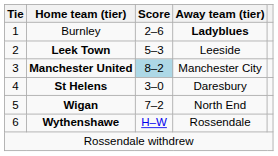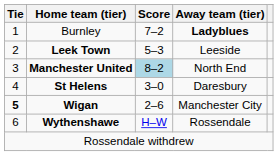(154, 31) 2–6 -> (154, 31) 7–2
(220, 68) Manchester City -> (220, 68) North End
(15, 104) normal -> (15, 104) bold
(154, 104) 7–2 -> (154, 104) 2–6
(220, 104) North End -> (220, 104) Manchester City
